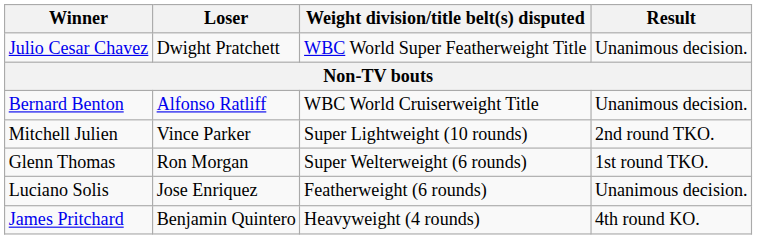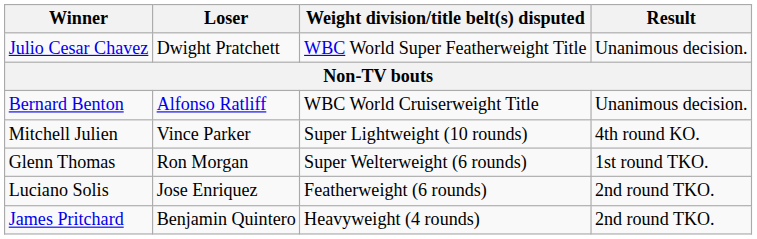(655, 133) 2nd round TKO. -> (647, 133) 4th round KO.
(671, 190) Unanimous decision. -> (655, 190) 2nd round TKO.
(647, 219) 4th round KO. -> (655, 219) 2nd round TKO.
